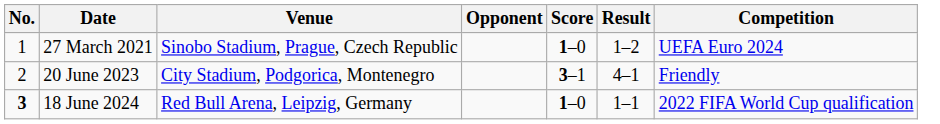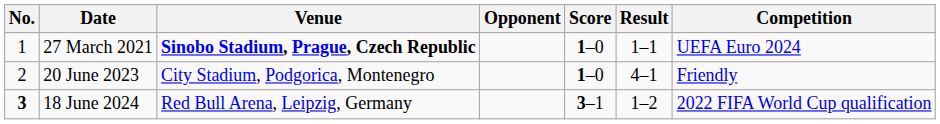(309, 47) normal -> (318, 47) bold
(626, 47) 1–2 -> (644, 47) 1–1
(572, 75) 3–1 -> (590, 75) 1–0
(572, 103) 1–0 -> (590, 103) 3–1
(626, 103) 1–1 -> (644, 103) 1–2
